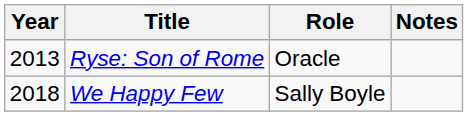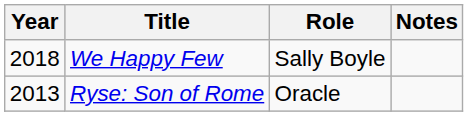rows swapped: (167, 57) <-> (146, 93)
